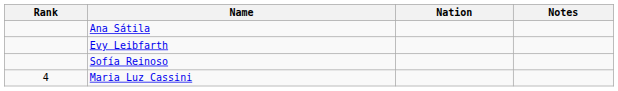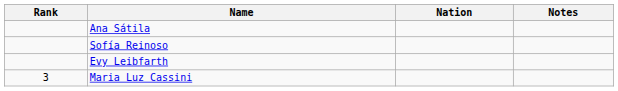rows swapped: (129, 45) <-> (129, 61)
(46, 78) 4 -> (46, 78) 3
